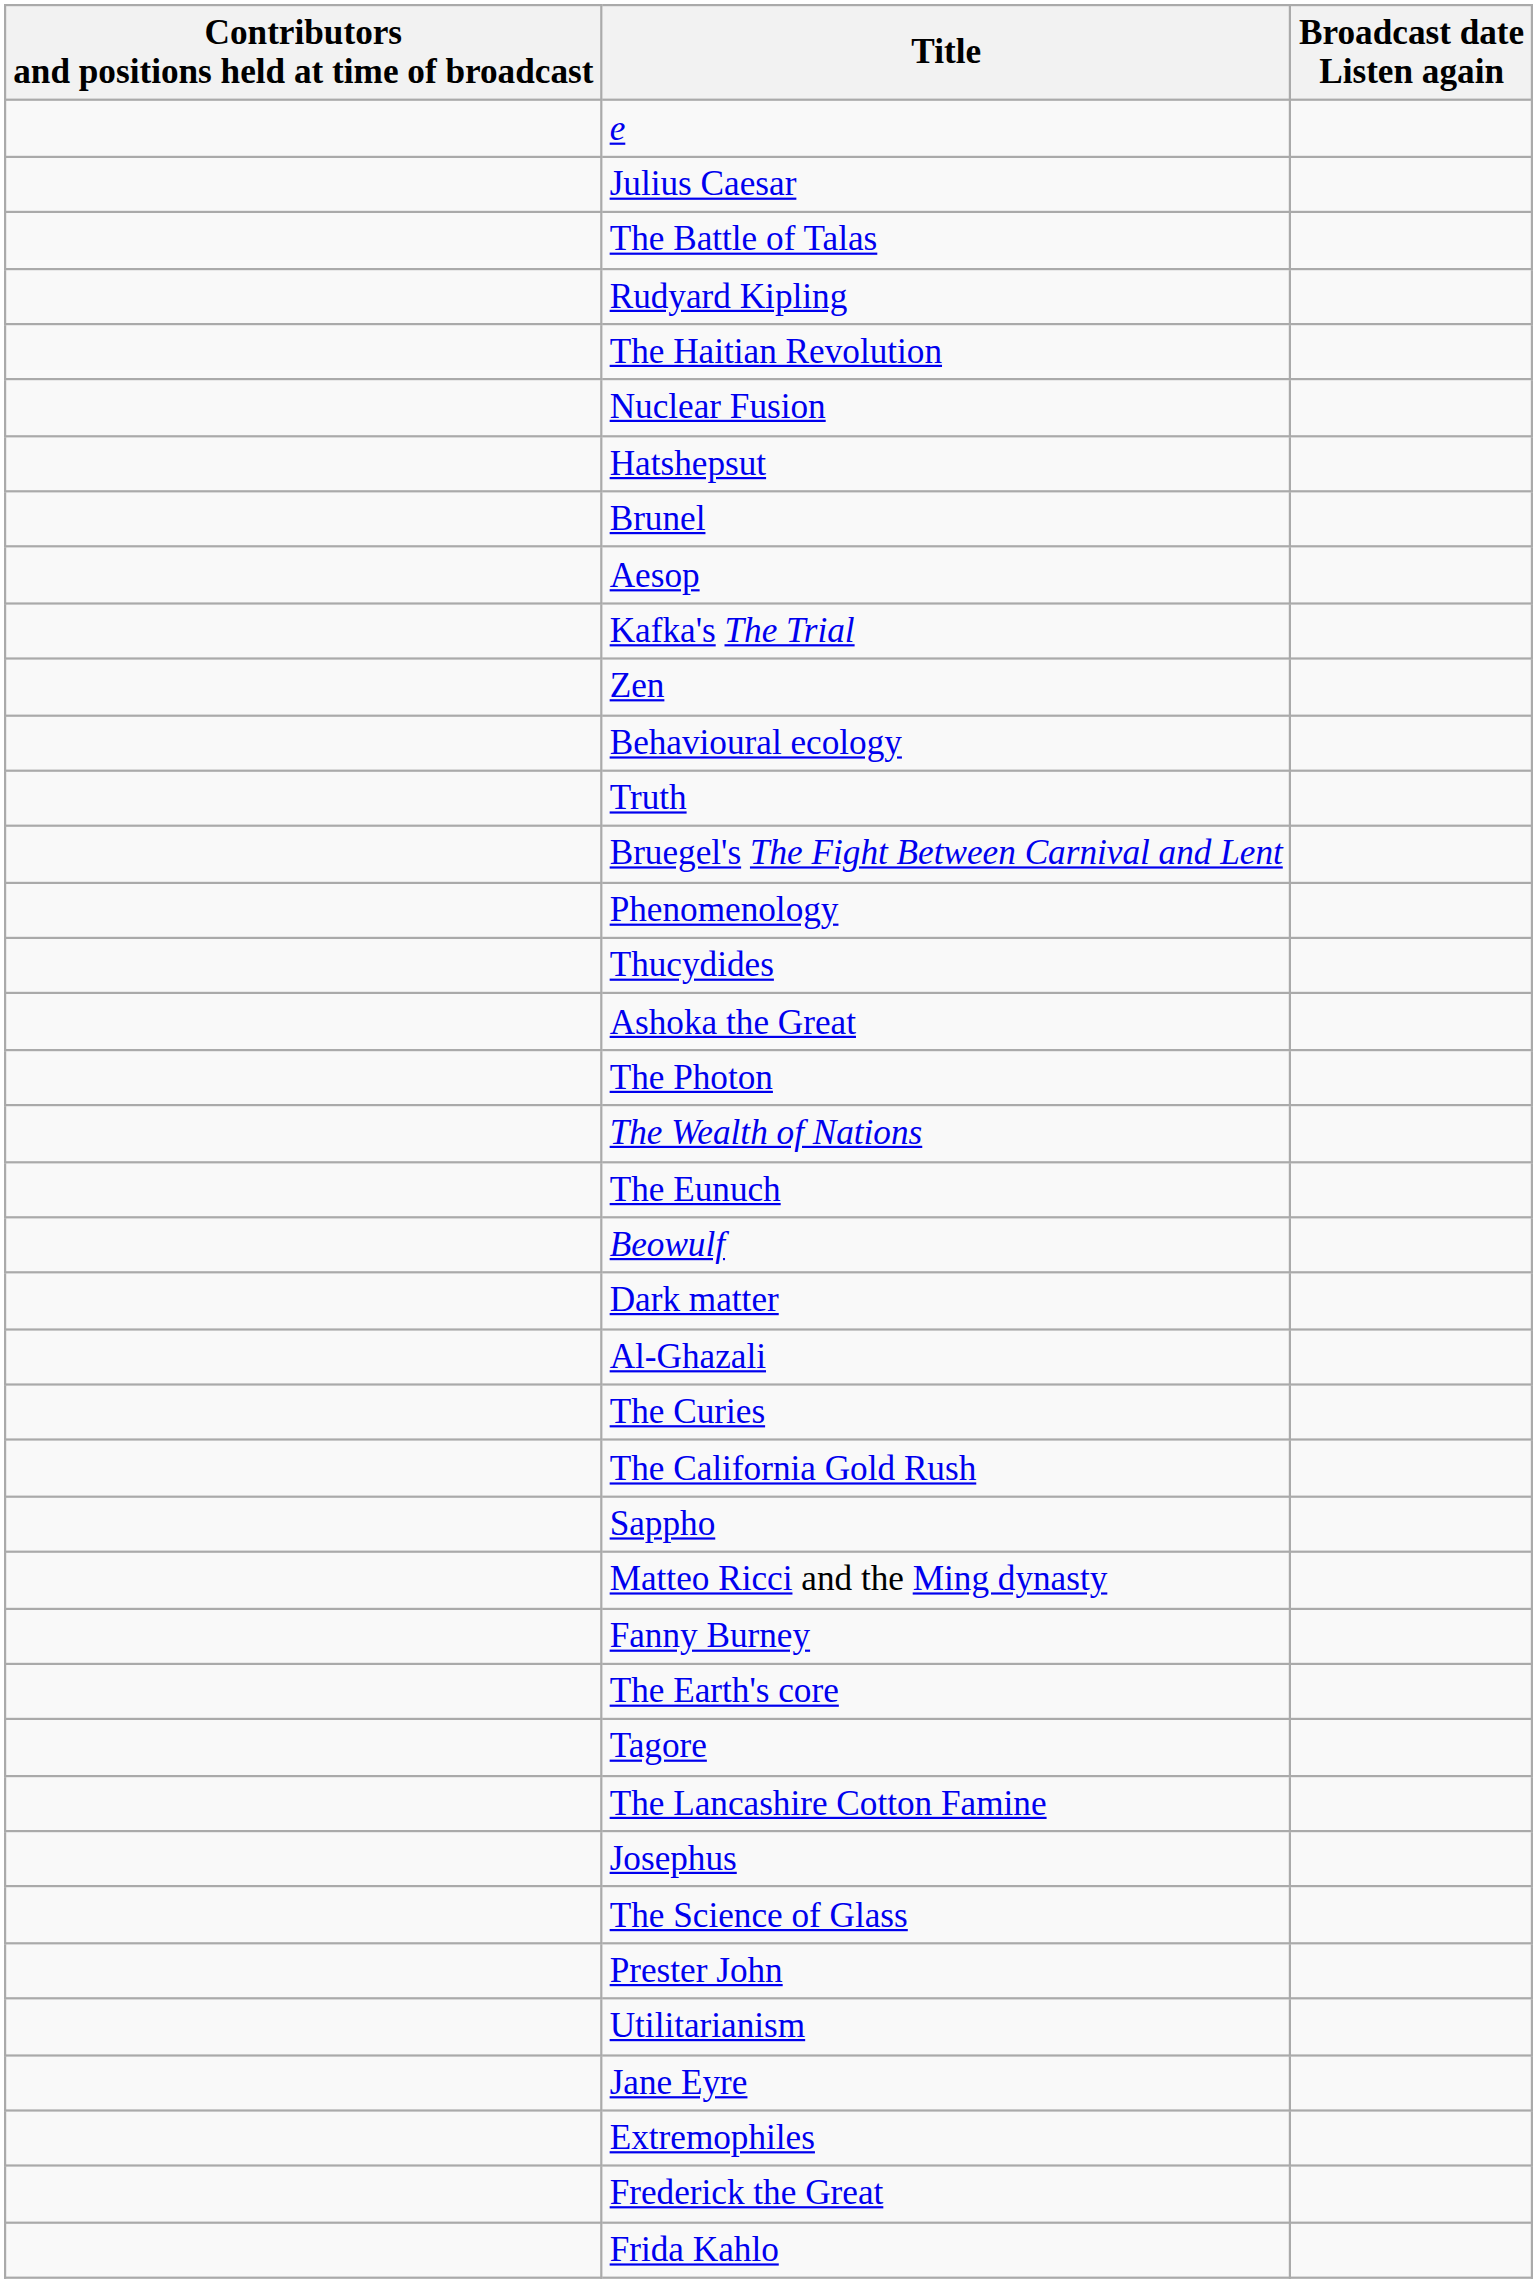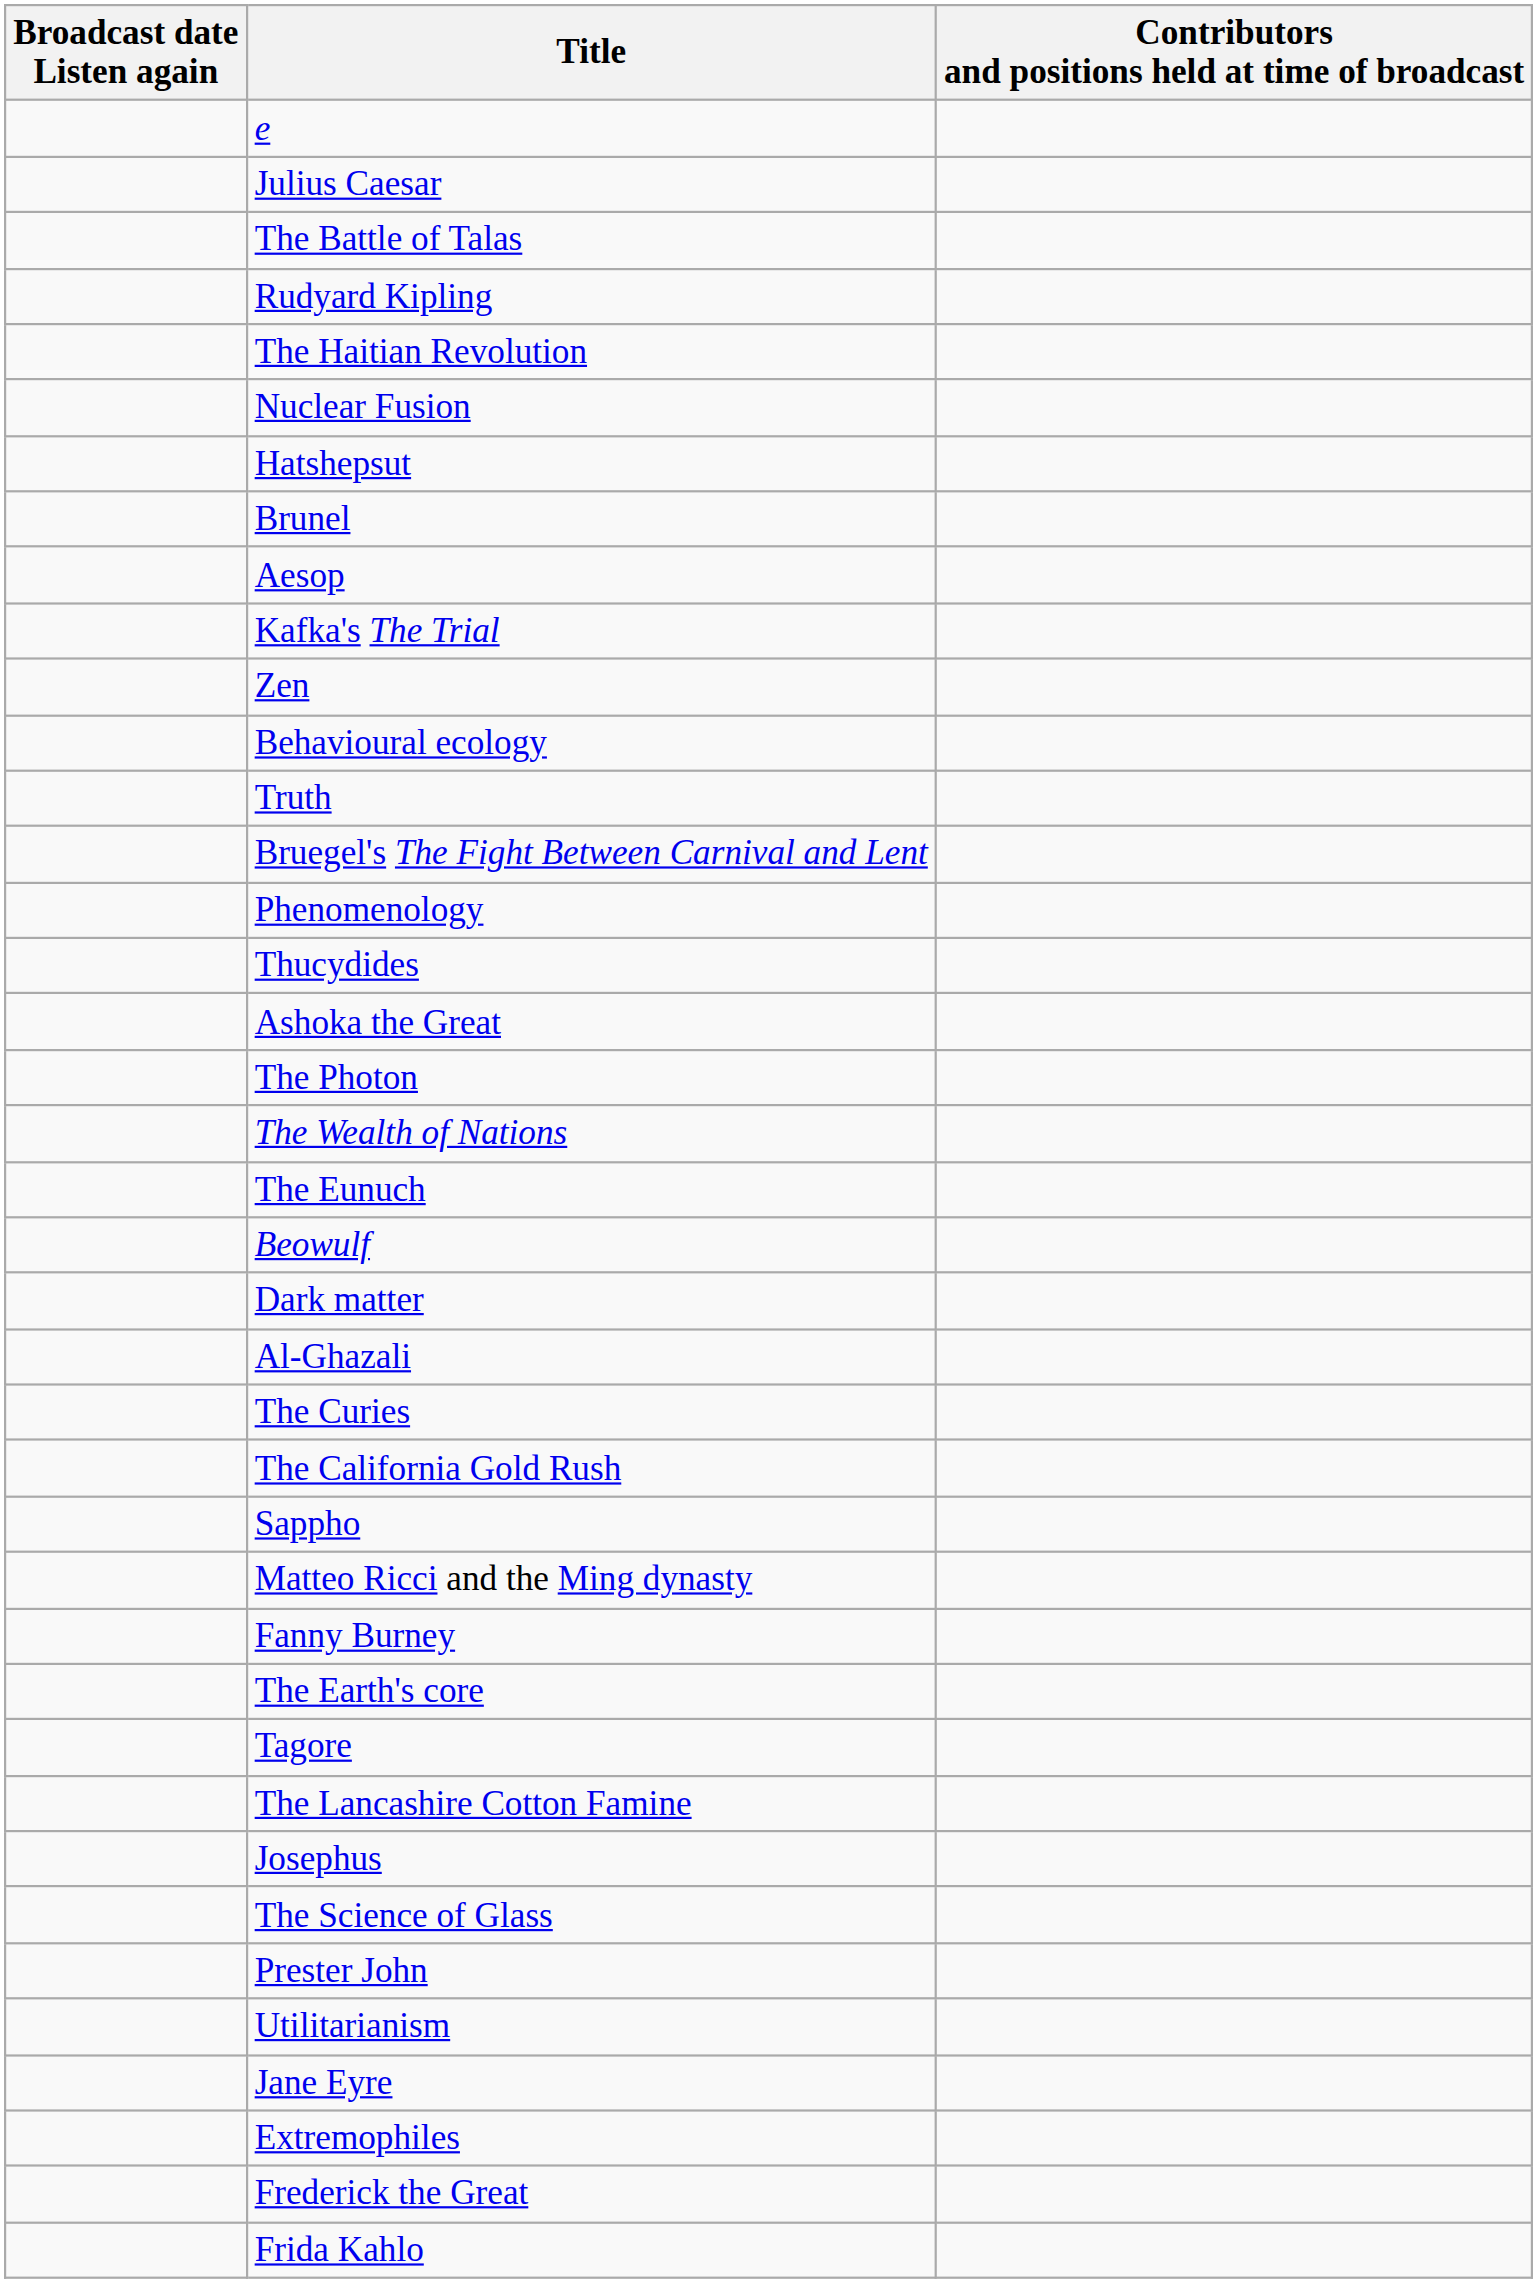columns swapped: (1412, 52) <-> (303, 52)
